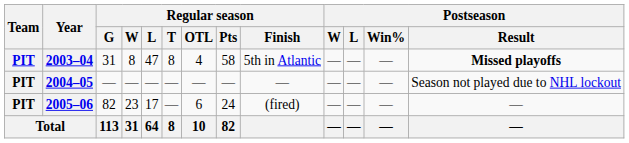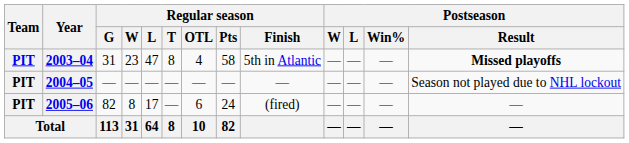(132, 60) 8 -> (132, 60) 23
(132, 105) 23 -> (132, 105) 8
